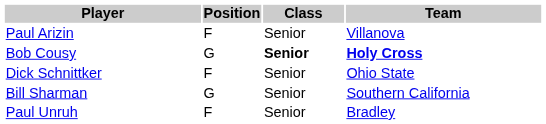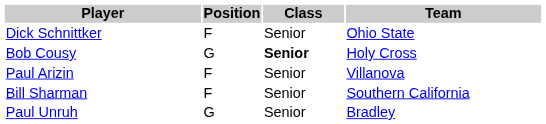rows swapped: (40, 33) <-> (54, 73)
(384, 53) bold -> (382, 53) normal
(209, 93) G -> (208, 93) F
(208, 112) F -> (209, 112) G
